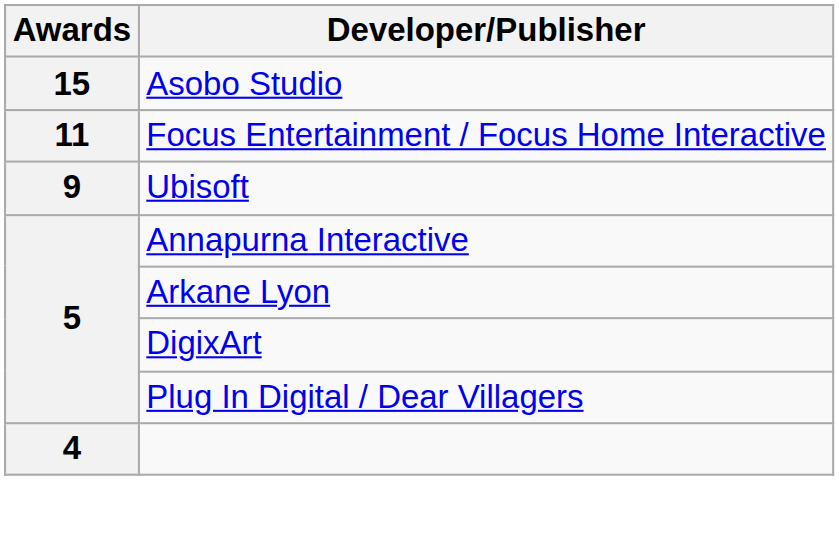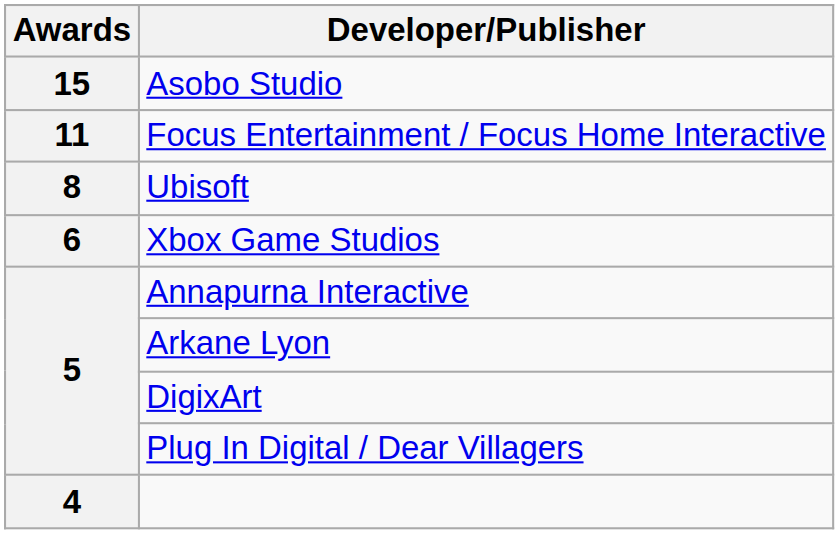(72, 187) 9 -> (72, 187) 8
+ row: (293, 239)
